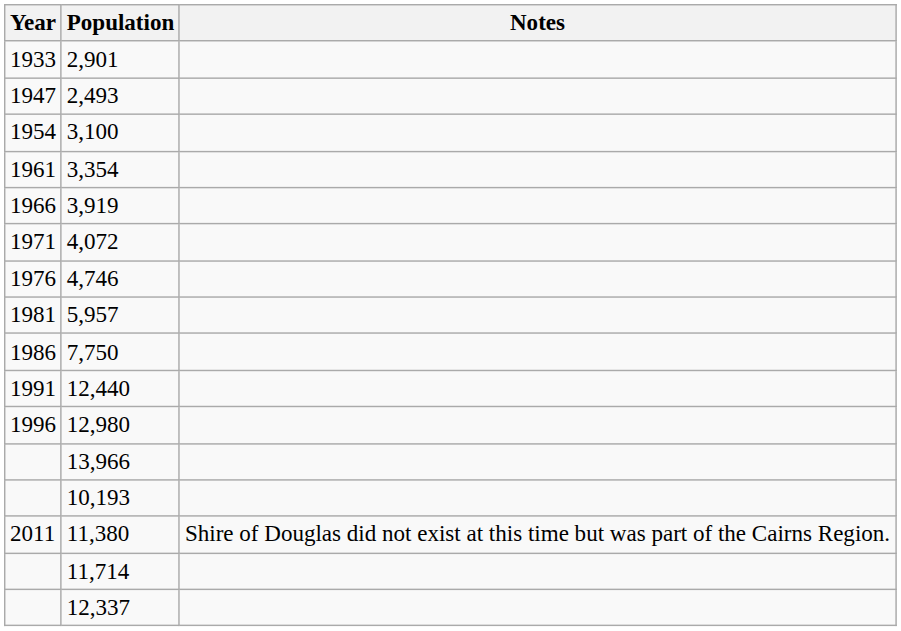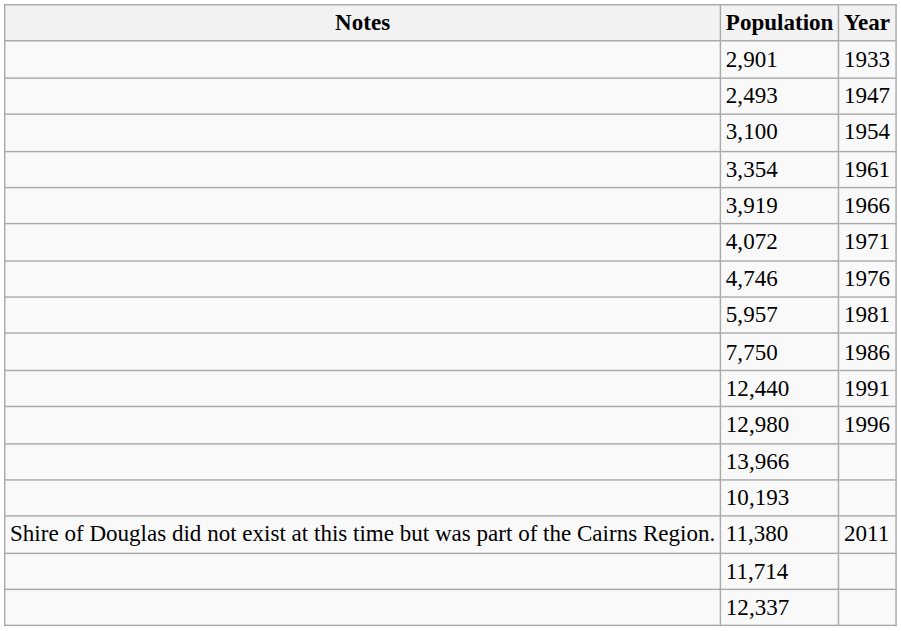columns swapped: (33, 22) <-> (537, 22)
